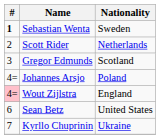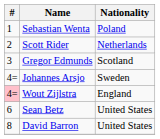(9, 28) bold -> (9, 28) normal
(114, 28) Sweden -> (111, 28) Poland
(112, 77) Poland -> (113, 77) Sweden
- row: (58, 126)
+ row: (50, 126)
